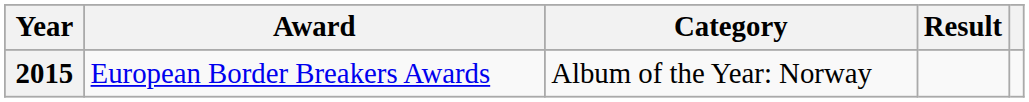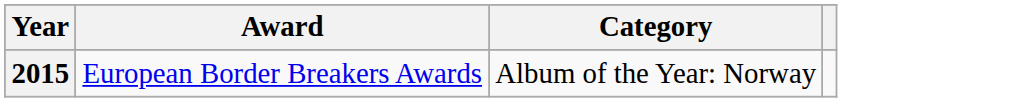- column: (963, 27)
